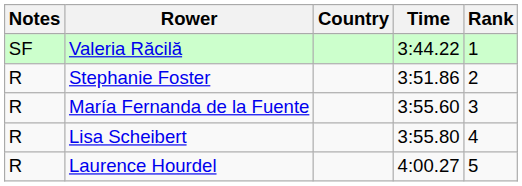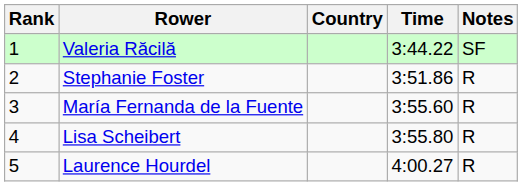columns swapped: (491, 19) <-> (35, 19)
